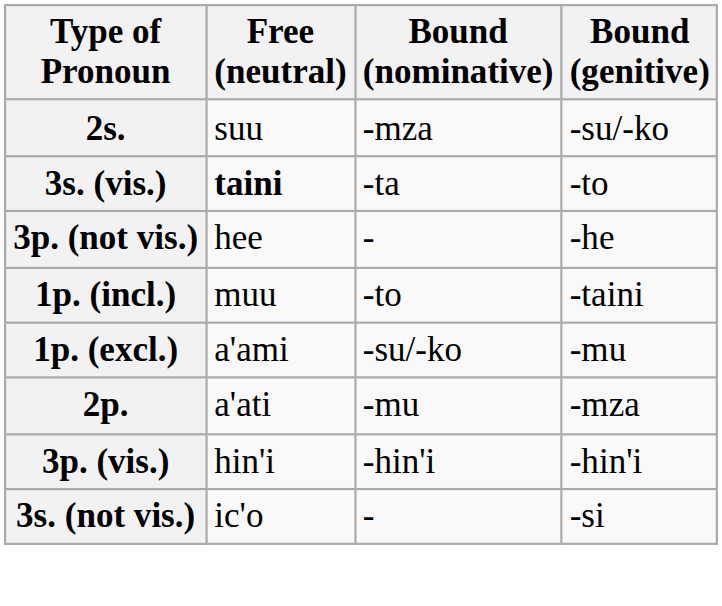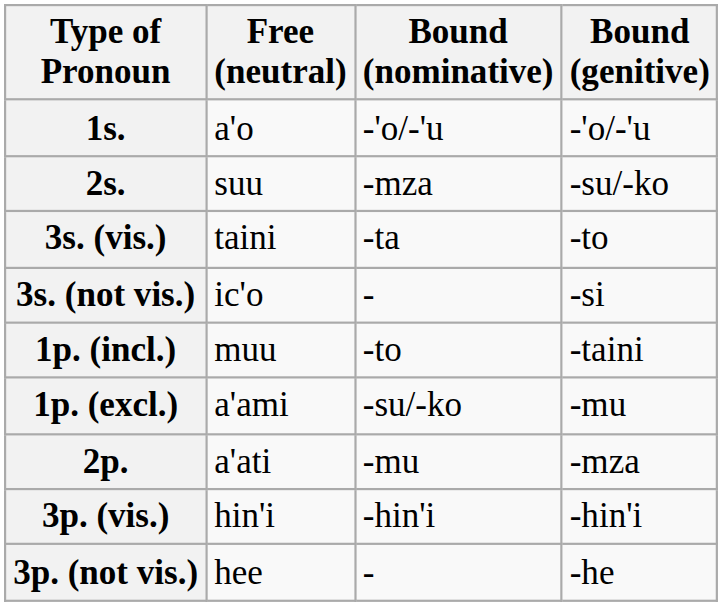+ row: (106, 127)
(248, 182) bold -> (245, 238) normal
rows swapped: (106, 516) <-> (106, 238)
